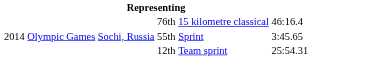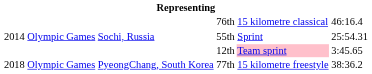(287, 36) 3:45.65 -> (350, 36) 25:54.31
(203, 50) no background -> (262, 50) pink background
(290, 50) 25:54.31 -> (347, 50) 3:45.65
+ row: (226, 65)
